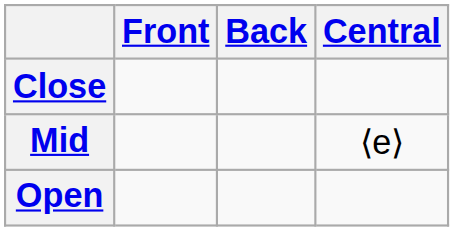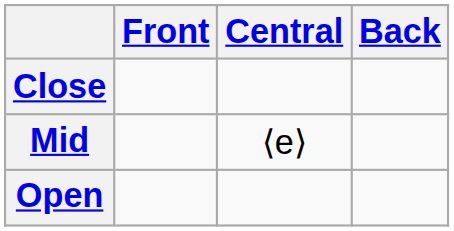columns swapped: (382, 31) <-> (266, 31)
